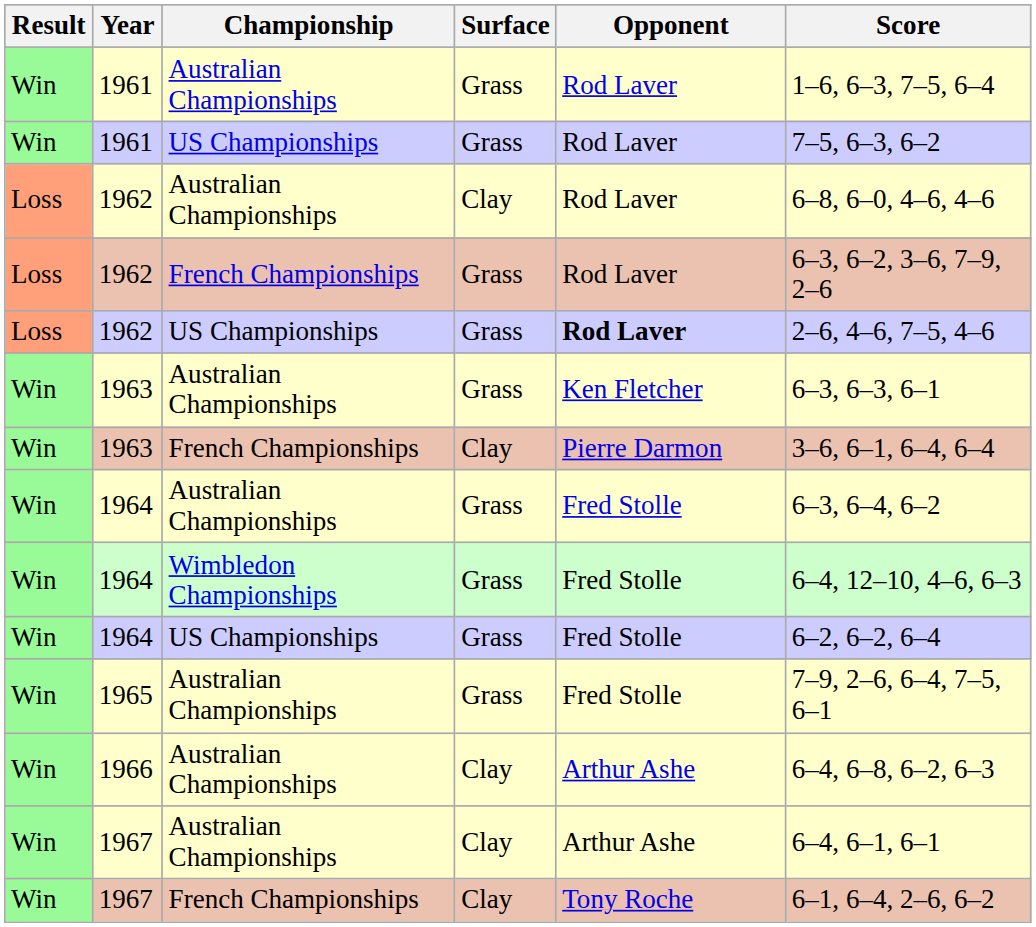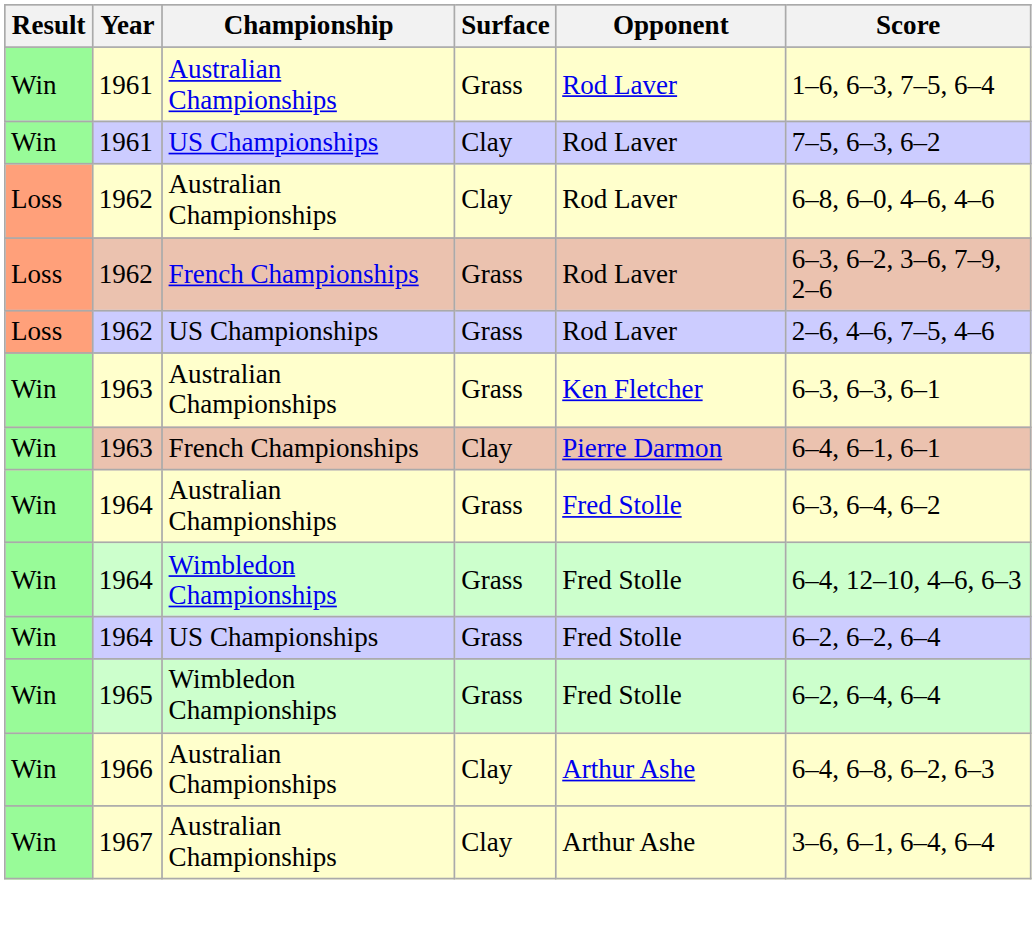(492, 142) Grass -> (487, 142) Clay
(624, 331) bold -> (620, 331) normal
(893, 447) 3–6, 6–1, 6–4, 6–4 -> (866, 447) 6–4, 6–1, 6–1
- row: (126, 695)
+ row: (126, 695)
(866, 842) 6–4, 6–1, 6–1 -> (893, 842) 3–6, 6–1, 6–4, 6–4
- row: (126, 900)
